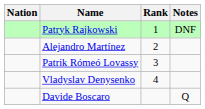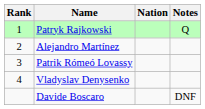columns swapped: (156, 12) <-> (22, 12)
(185, 29) DNF -> (185, 29) Q
(185, 96) Q -> (185, 96) DNF
